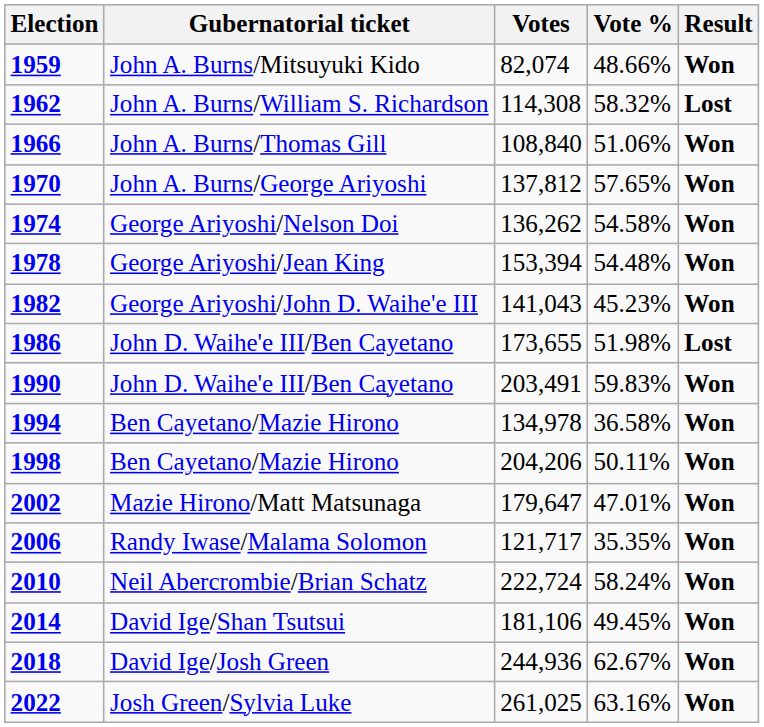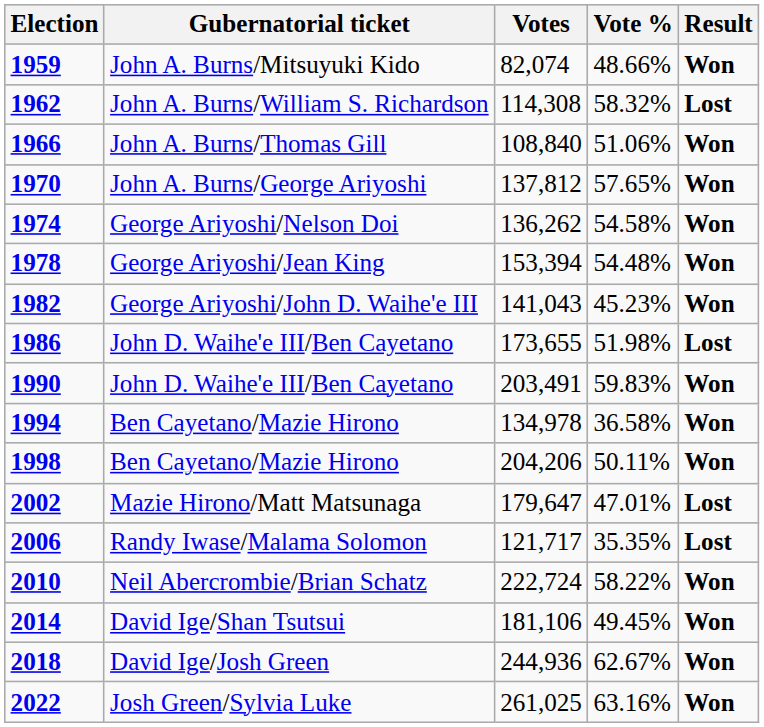(709, 502) Won -> (708, 502) Lost
(709, 542) Won -> (708, 542) Lost
(632, 582) 58.24% -> (632, 582) 58.22%
